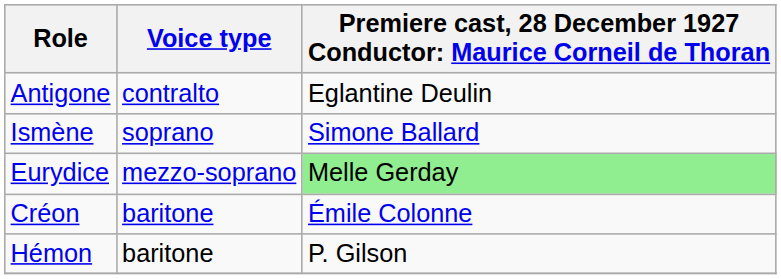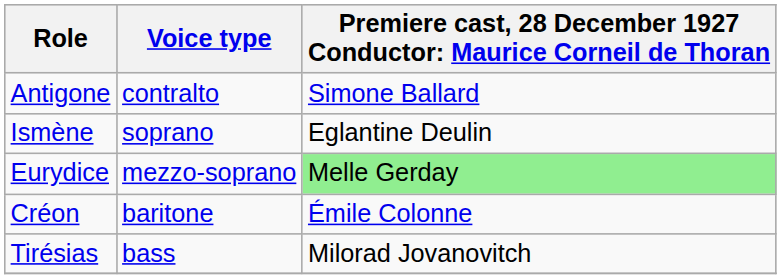(400, 93) Eglantine Deulin -> (394, 93) Simone Ballard
(394, 133) Simone Ballard -> (400, 133) Eglantine Deulin
- row: (51, 253)
+ row: (54, 253)
